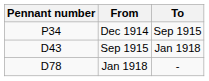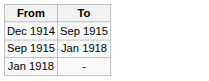- column: (51, 13)
